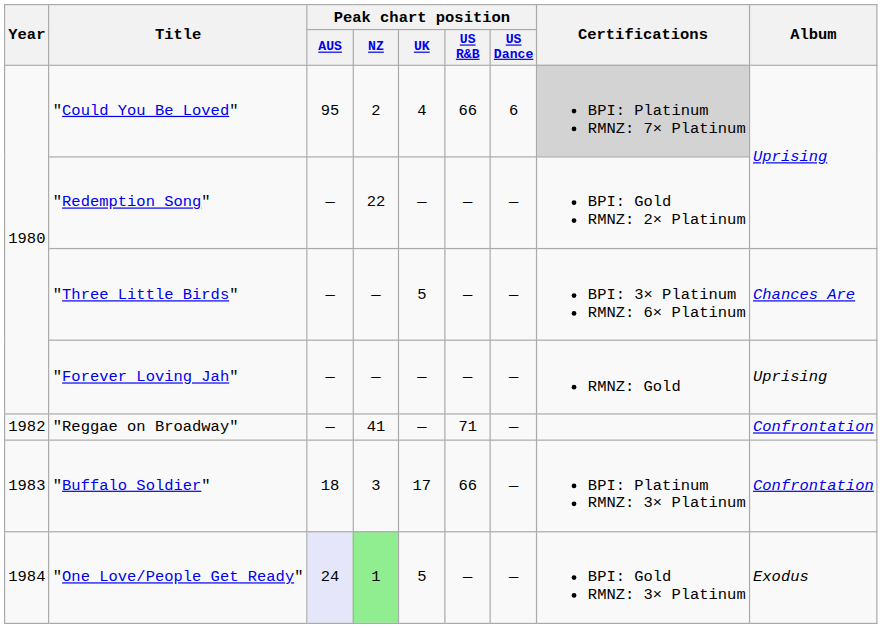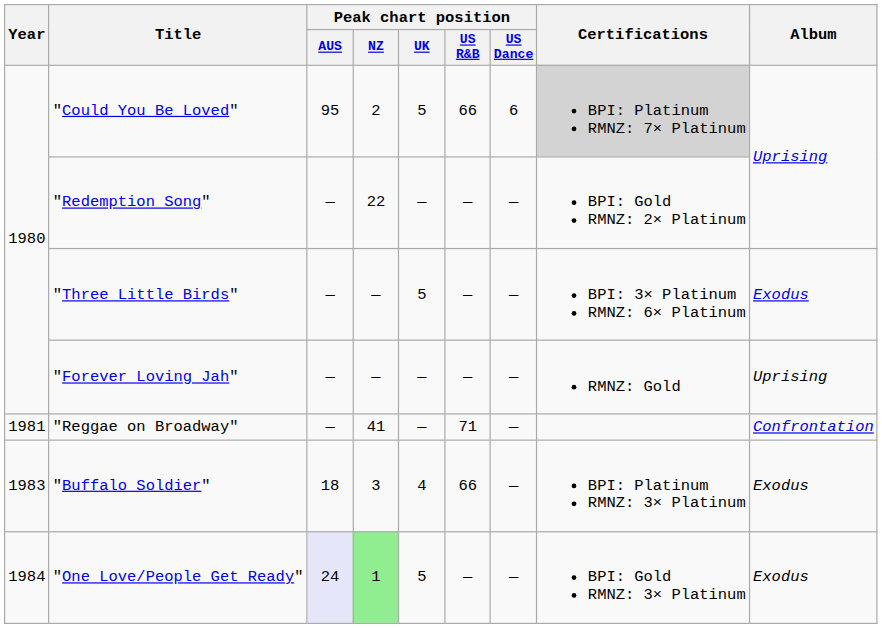(422, 111) 4 -> (422, 111) 5
(804, 294) Chances Are -> (781, 294) Exodus
(27, 427) 1982 -> (27, 427) 1981
(422, 486) 17 -> (422, 486) 4
(813, 486) Confrontation -> (781, 486) Exodus
